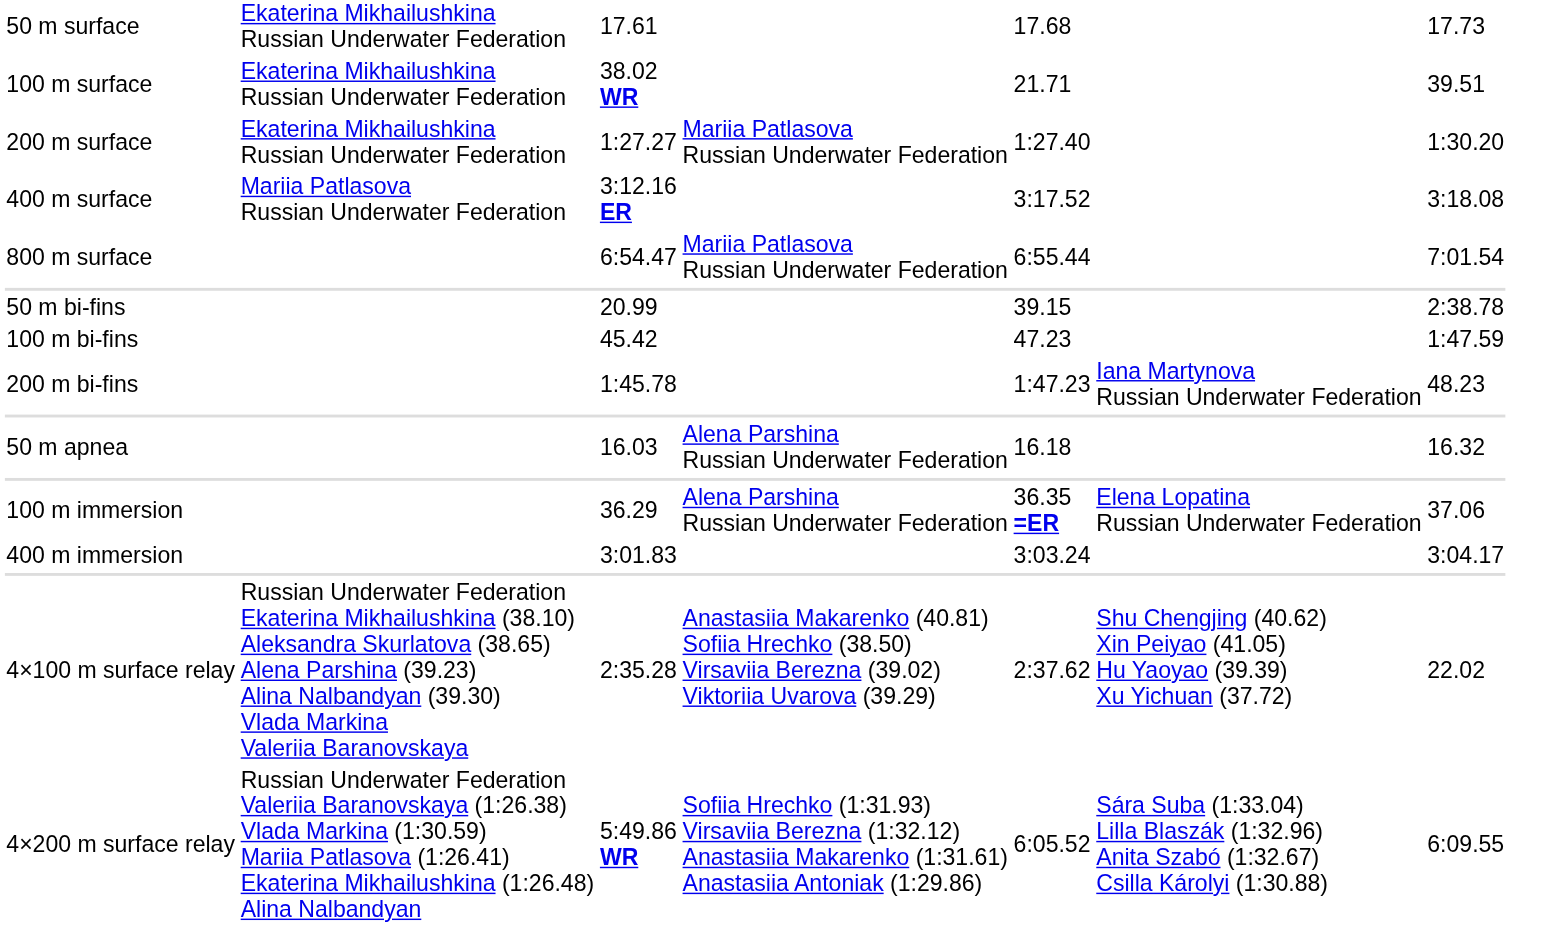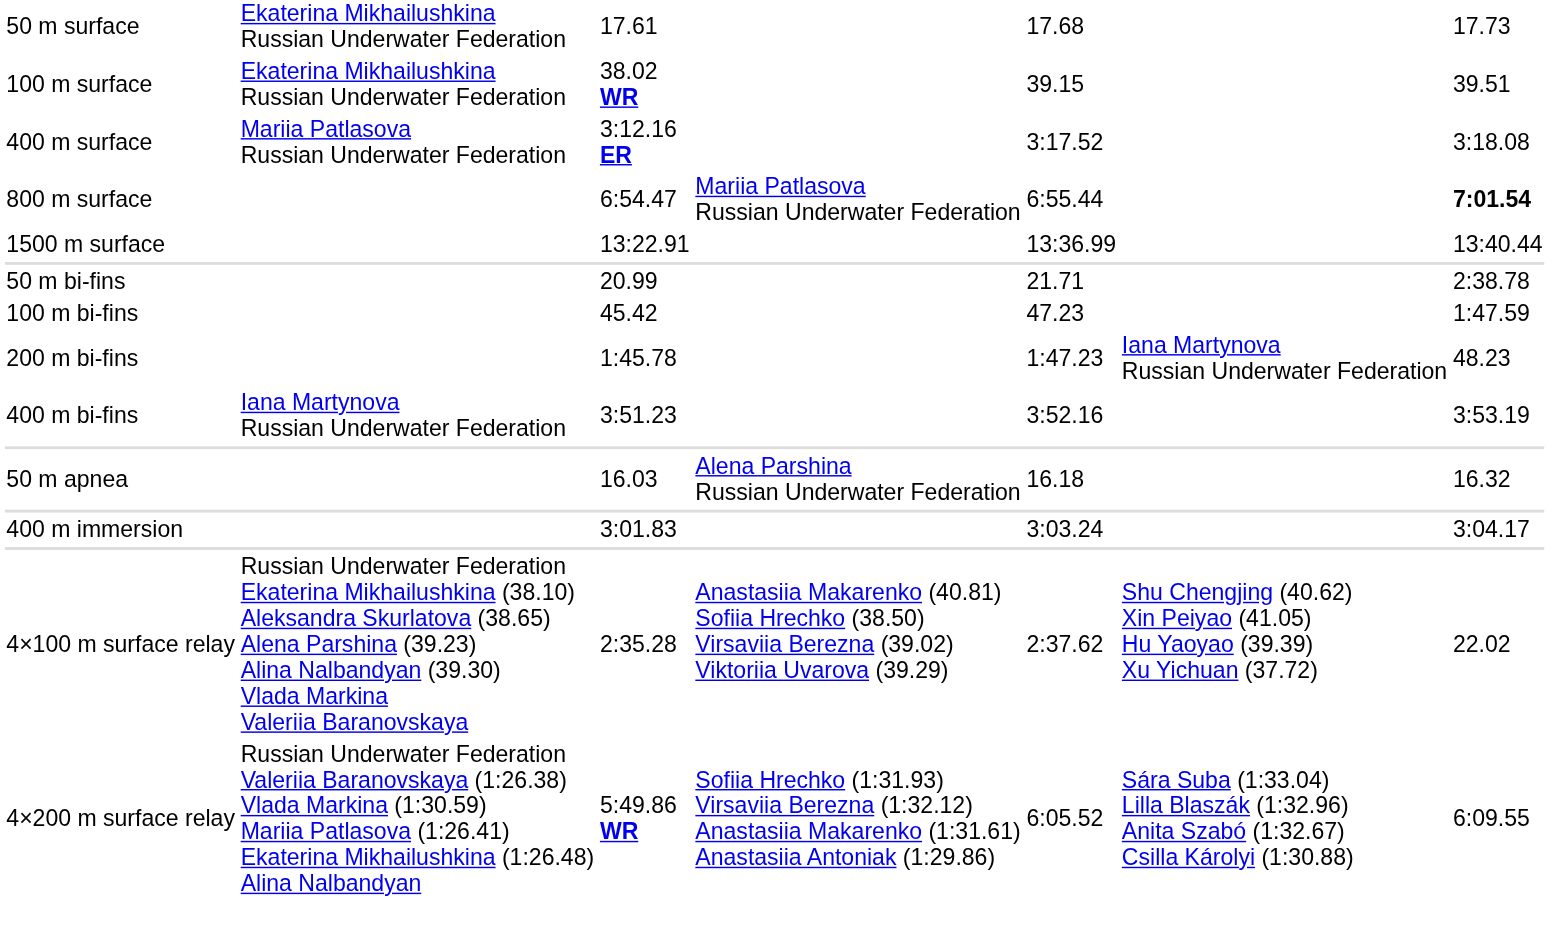(1042, 84) 21.71 -> (1055, 84) 39.15
- row: (79, 142)
(1466, 257) normal -> (1492, 199) bold
+ row: (86, 244)
(1042, 307) 39.15 -> (1055, 281) 21.71
+ row: (72, 415)
- row: (95, 510)
